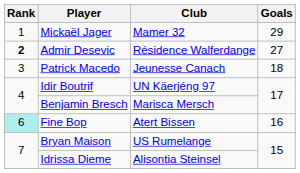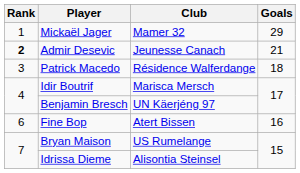(194, 50) Résidence Walferdange -> (179, 50) Jeunesse Canach
(277, 50) 27 -> (277, 50) 21
(179, 68) Jeunesse Canach -> (194, 68) Résidence Walferdange
(174, 86) UN Käerjéng 97 -> (174, 86) Marisca Mersch
(174, 104) Marisca Mersch -> (174, 104) UN Käerjéng 97
(21, 123) paleturquoise background -> (21, 123) no background
